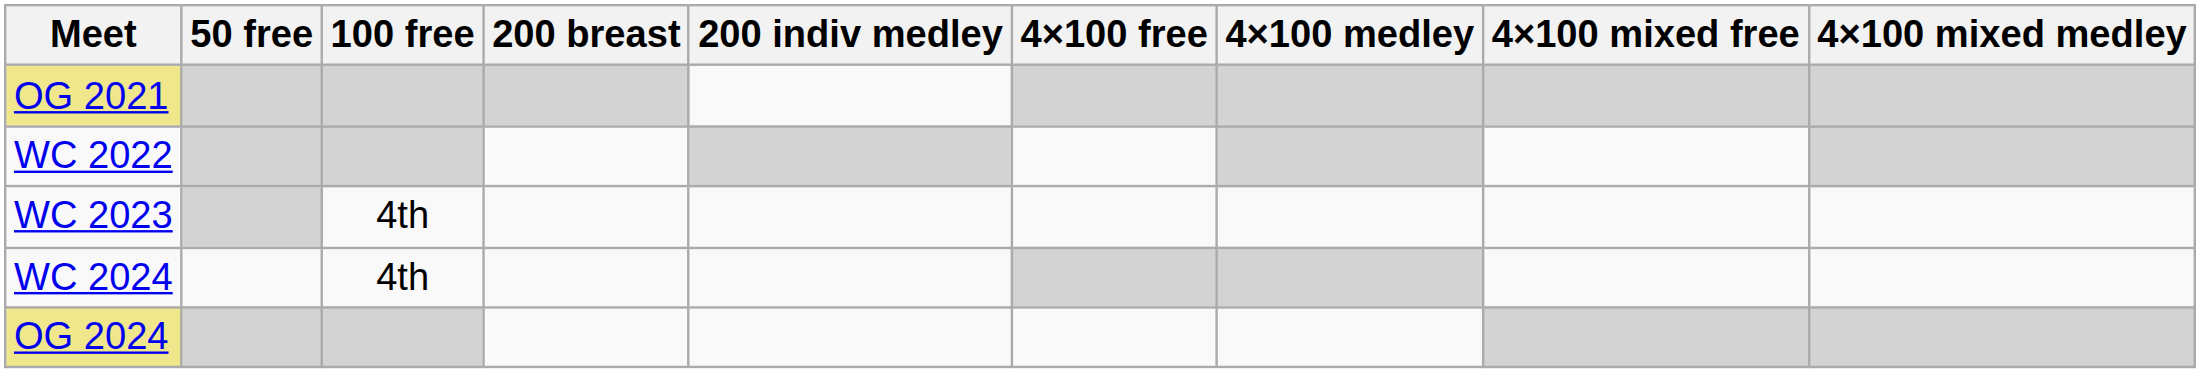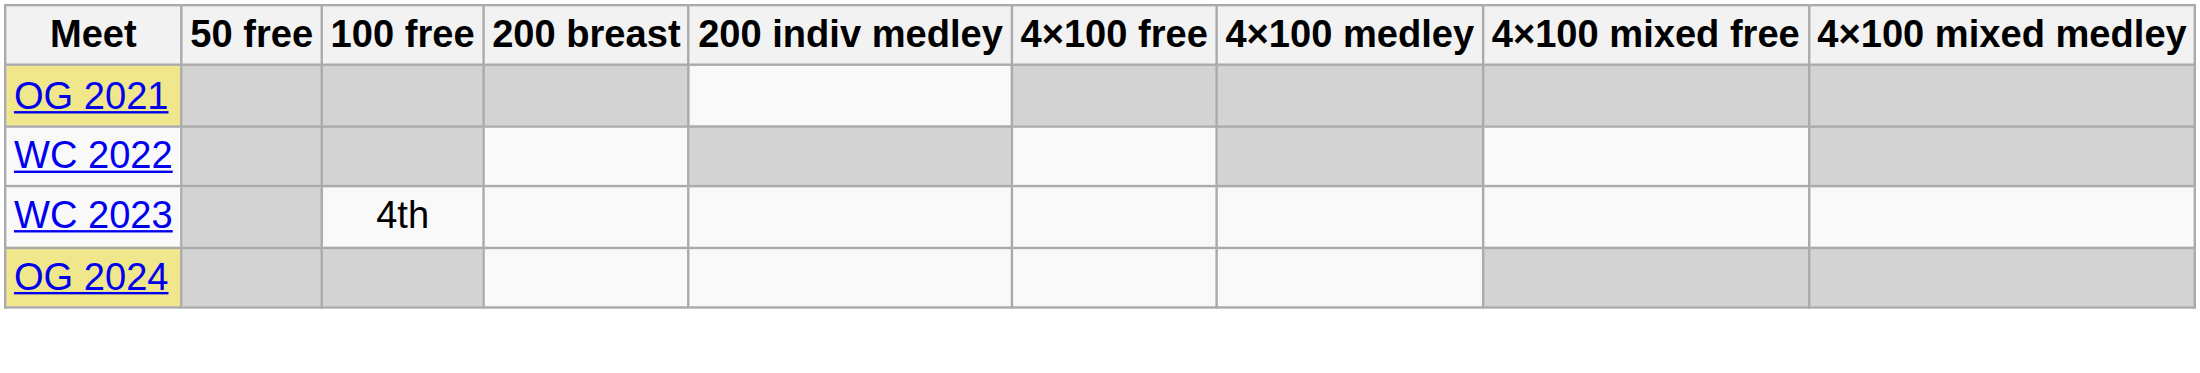- row: (93, 276)
